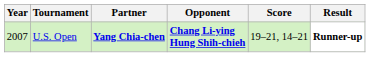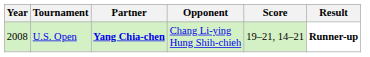(17, 37) 2007 -> (17, 37) 2008
(208, 37) bold -> (206, 37) normal
